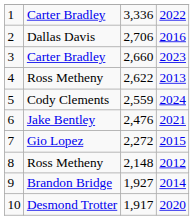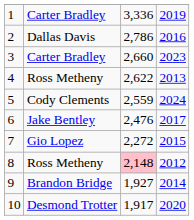(173, 15) 2022 -> (173, 15) 2019
(138, 36) 2,706 -> (138, 36) 2,786
(173, 120) 2021 -> (173, 120) 2017
(138, 162) no background -> (138, 162) pink background
